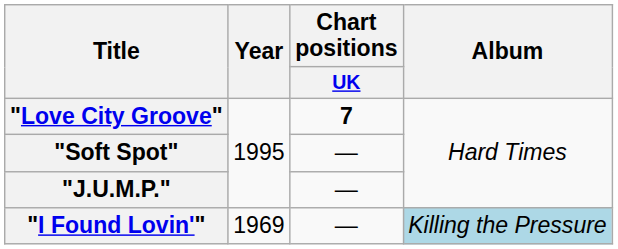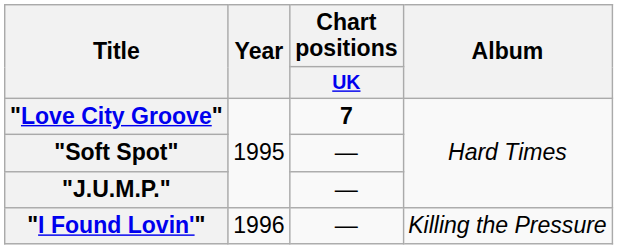(259, 225) 1969 -> (259, 225) 1996
(507, 225) lightblue background -> (507, 225) no background
